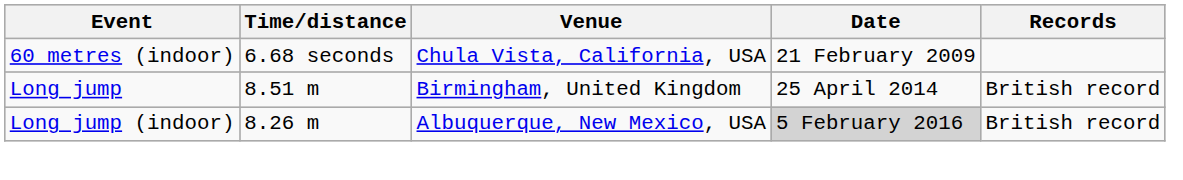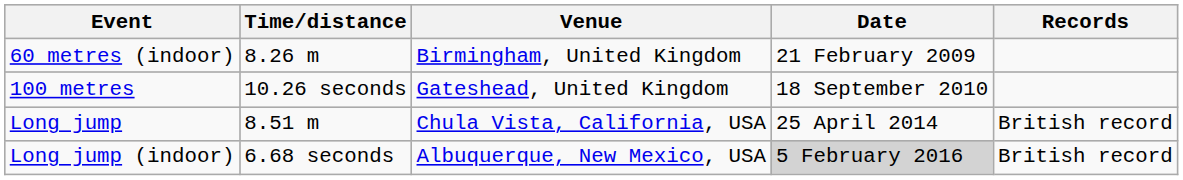(319, 56) 6.68 seconds -> (282, 56) 8.26 m
(591, 56) Chula Vista, California, USA -> (579, 56) Birmingham, United Kingdom
+ row: (72, 90)
(579, 90) Birmingham, United Kingdom -> (591, 123) Chula Vista, California, USA
(282, 123) 8.26 m -> (319, 157) 6.68 seconds
